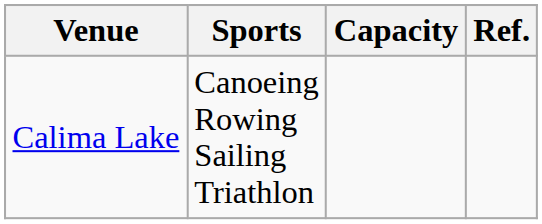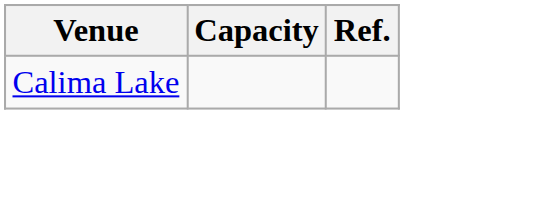- column: (257, 30)
